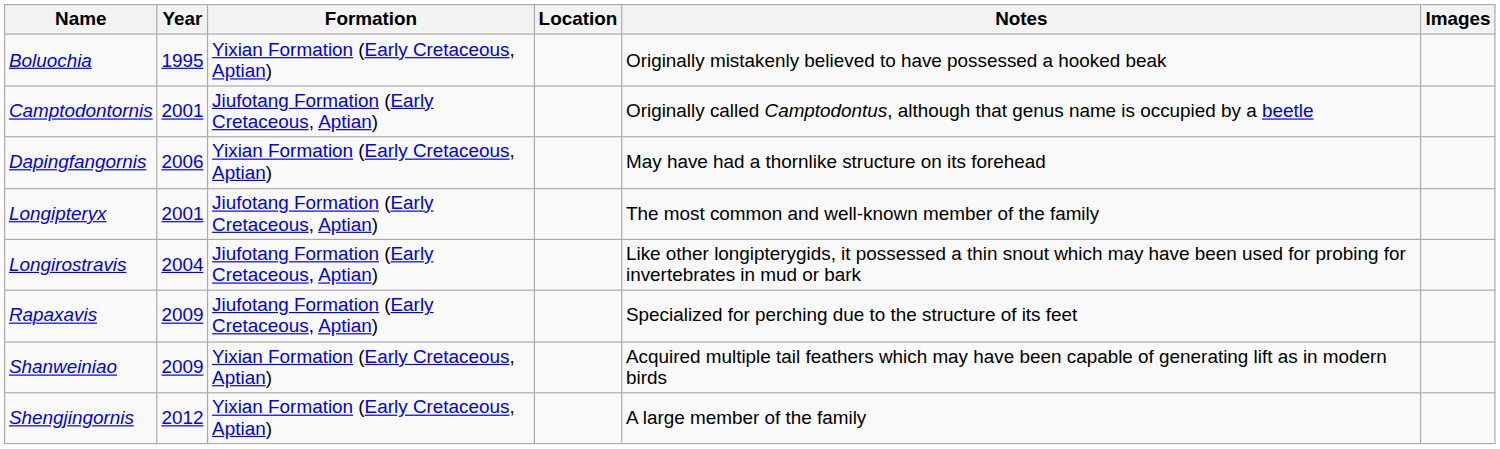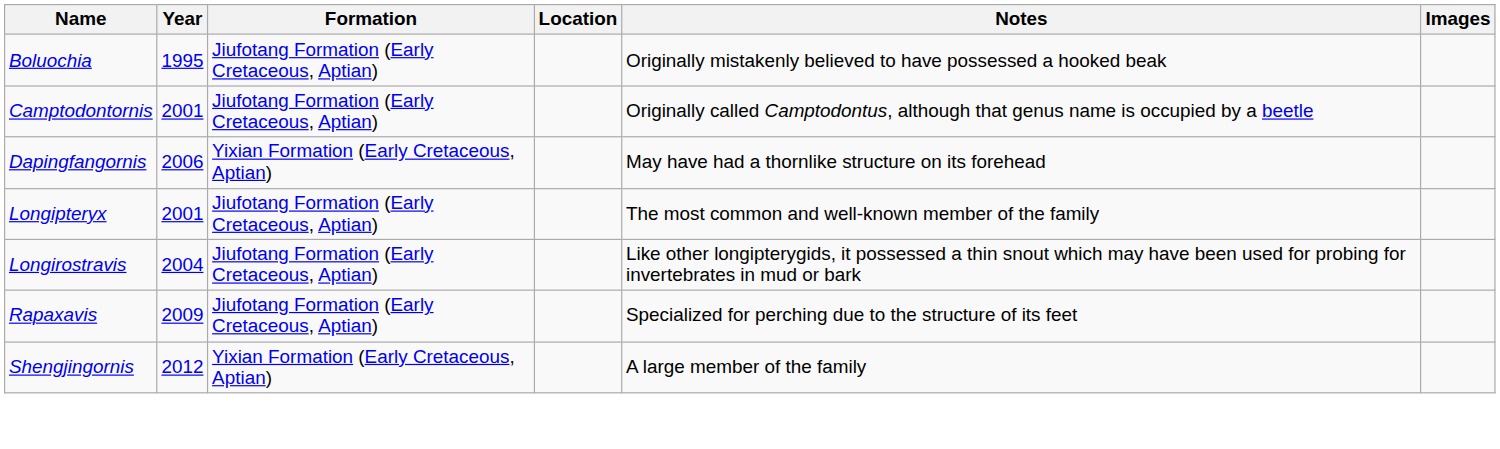(363, 60) Yixian Formation (Early Cretaceous, Aptian) -> (323, 60) Jiufotang Formation (Early Cretaceous, Aptian)
- row: (63, 367)
